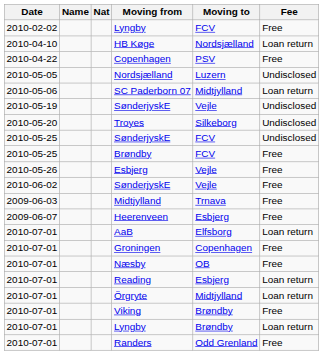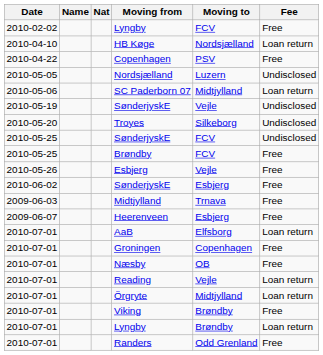(206, 185) Vejle -> (212, 185) Esbjerg
(212, 279) Esbjerg -> (206, 279) Vejle
